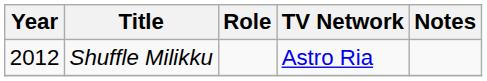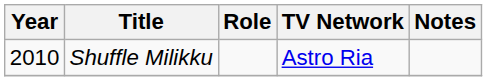(35, 57) 2012 -> (35, 57) 2010
